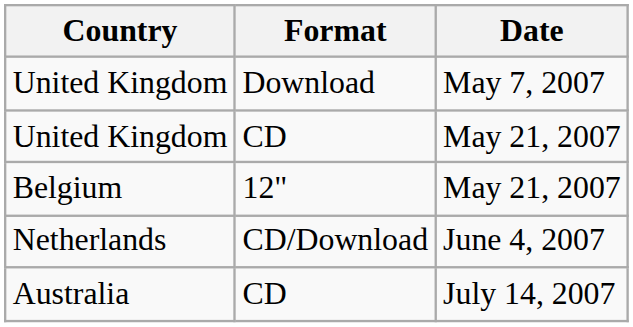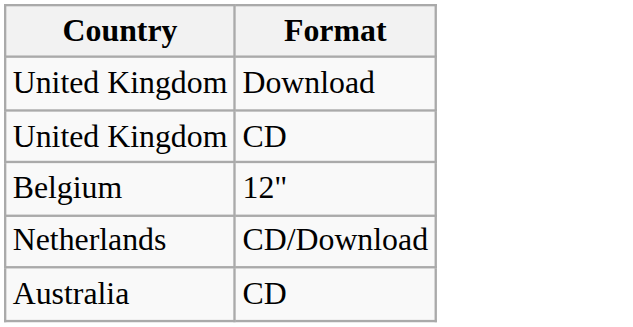- column: (532, 30)
